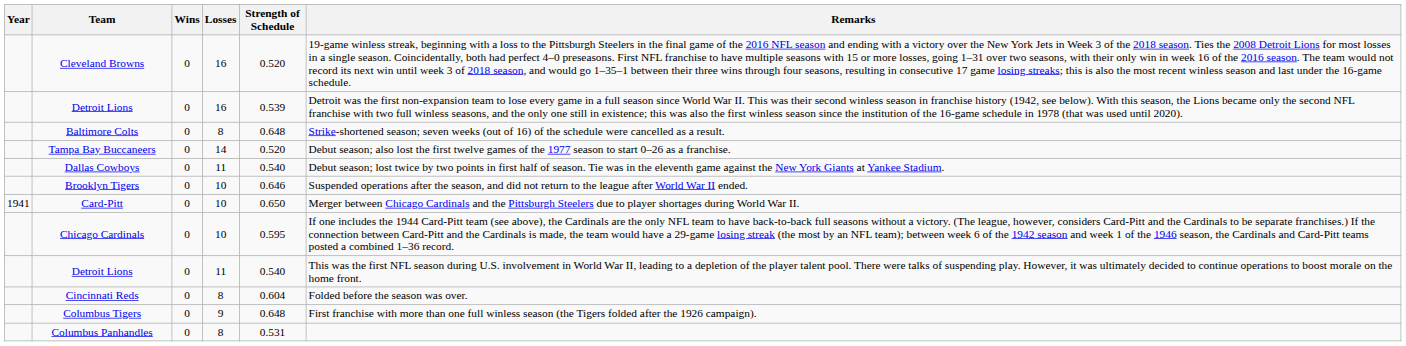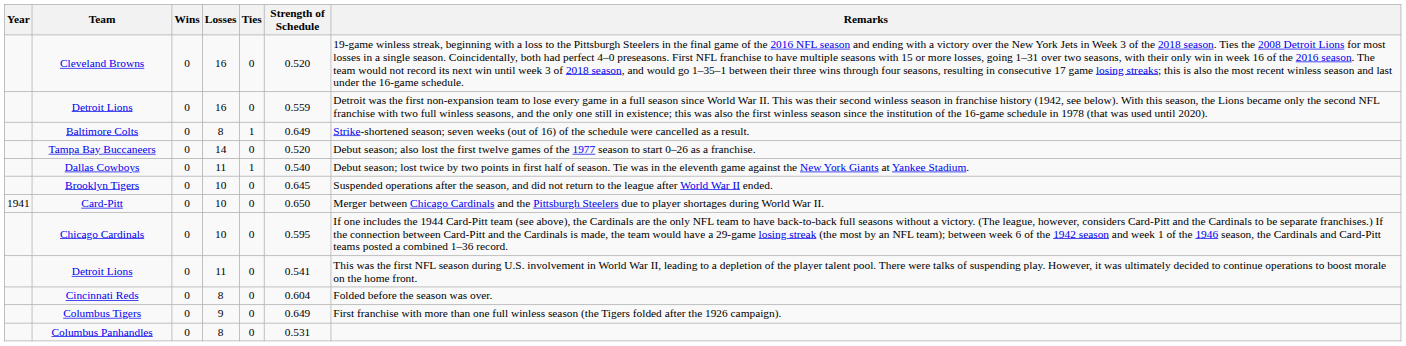+ column: (252, 19)
(272, 107) 0.539 -> (298, 107) 0.559
(272, 131) 0.648 -> (298, 131) 0.649
(272, 185) 0.646 -> (298, 185) 0.645
(272, 271) 0.540 -> (298, 271) 0.541
(272, 313) 0.648 -> (298, 313) 0.649
